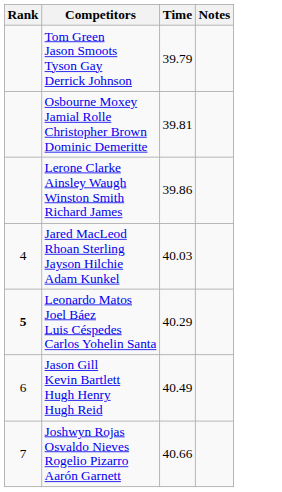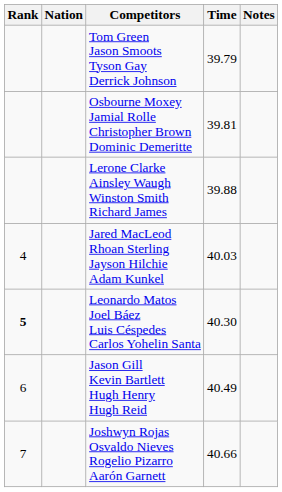+ column: (64, 15)
(177, 190) 39.86 -> (222, 190) 39.88
(177, 322) 40.29 -> (222, 322) 40.30
